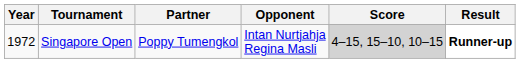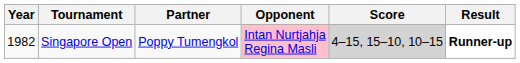(21, 41) 1972 -> (21, 41) 1982
(285, 41) no background -> (285, 41) pink background
